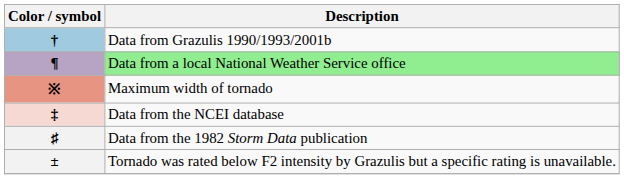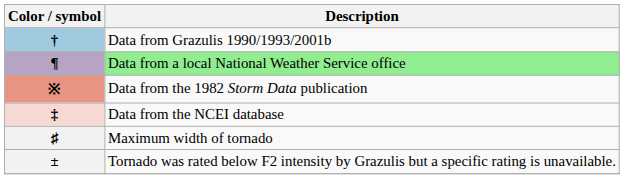(190, 88) Maximum width of tornado -> (238, 88) Data from the 1982 Storm Data publication
(238, 138) Data from the 1982 Storm Data publication -> (190, 138) Maximum width of tornado
